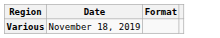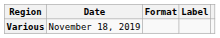+ column: (195, 12)
